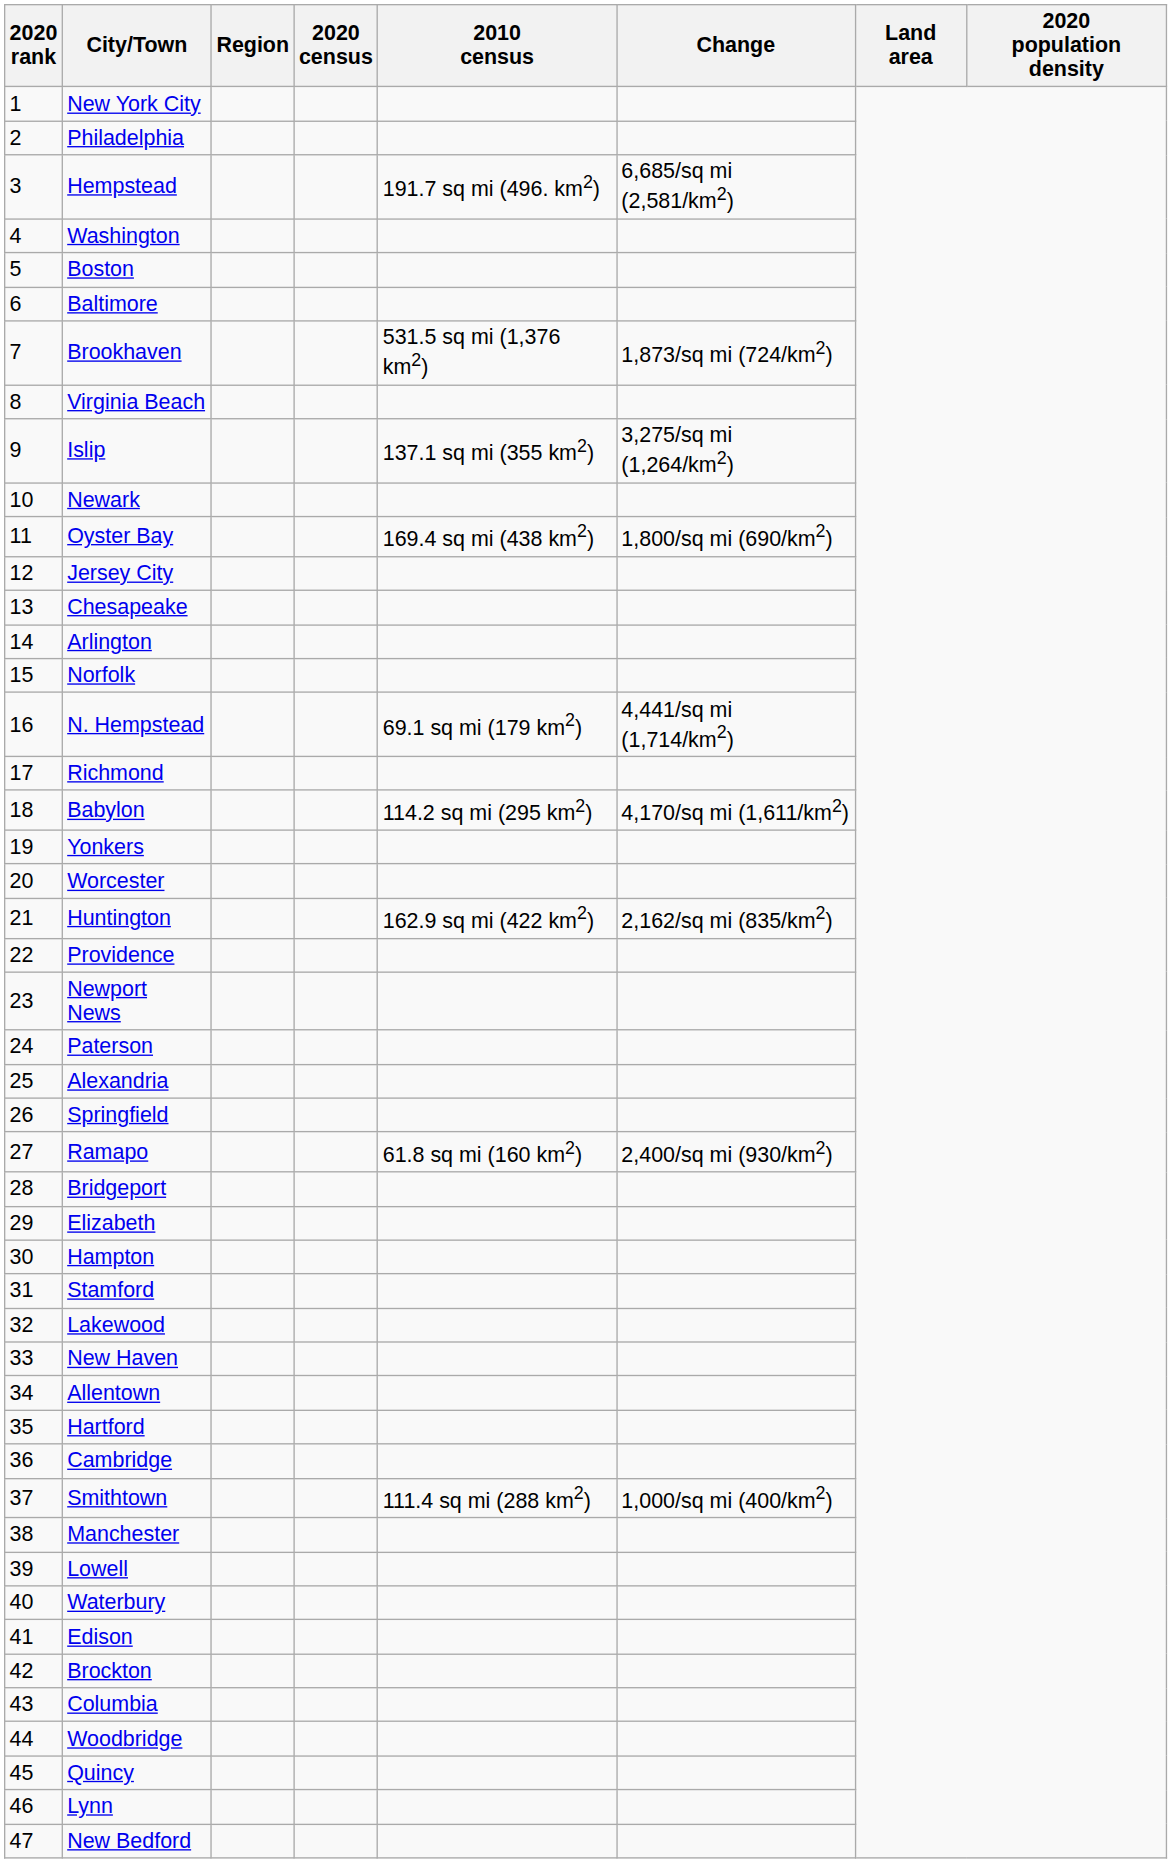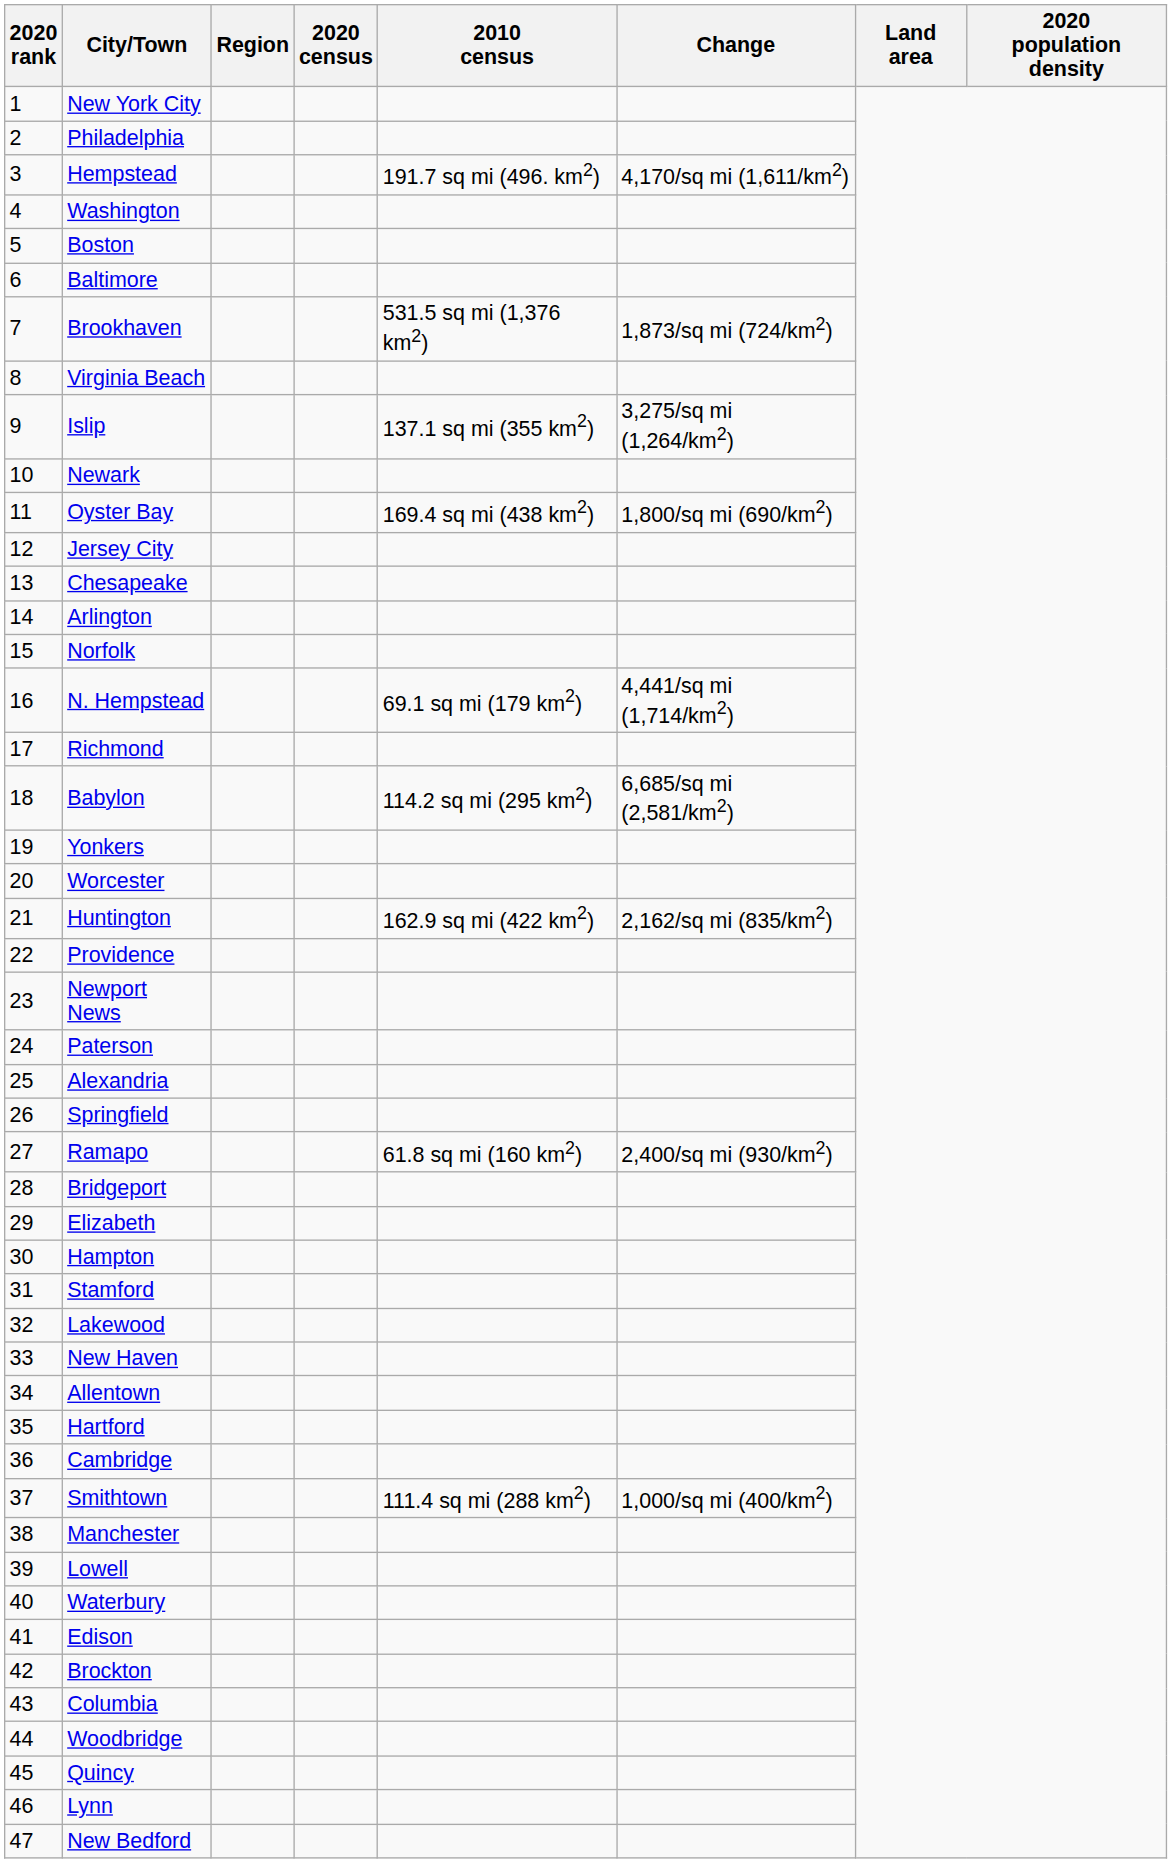(678, 186) 6,685/sq mi (2,581/km2) -> (735, 174) 4,170/sq mi (1,611/km2)
(735, 810) 4,170/sq mi (1,611/km2) -> (678, 798) 6,685/sq mi (2,581/km2)
